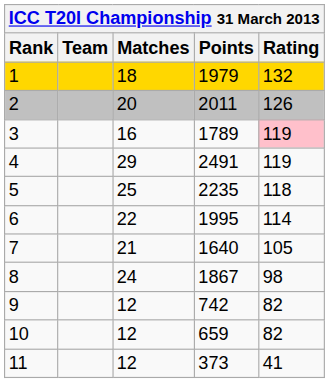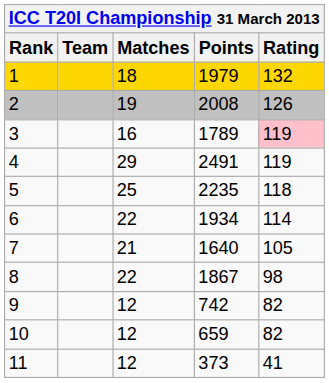(127, 104) 20 -> (127, 104) 19
(218, 104) 2011 -> (218, 104) 2008
(218, 219) 1995 -> (218, 219) 1934
(127, 276) 24 -> (127, 276) 22
